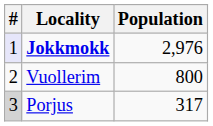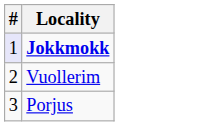- column: (160, 18)
(13, 105) lightgrey background -> (13, 105) no background
